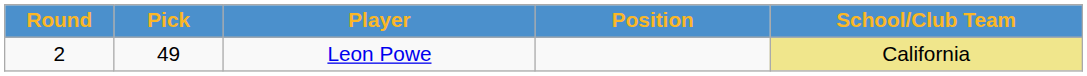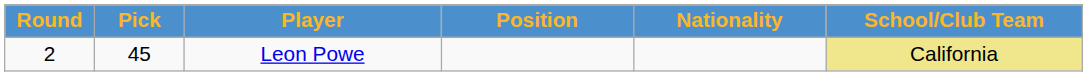+ column: (729, 20)
(169, 53) 49 -> (139, 53) 45
